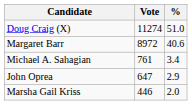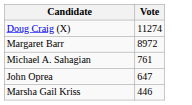- column: (176, 12)
